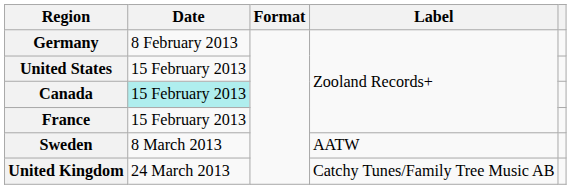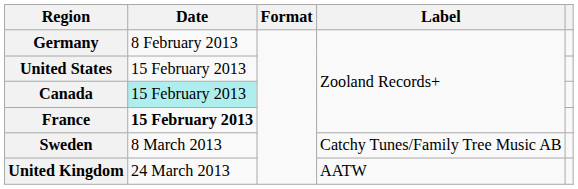(189, 119) normal -> (192, 119) bold
(336, 145) AATW -> (441, 145) Catchy Tunes/Family Tree Music AB
(434, 171) Catchy Tunes/Family Tree Music AB -> (343, 171) AATW
